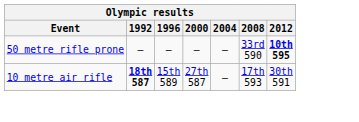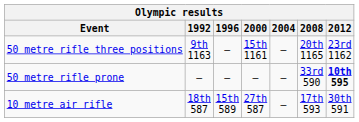+ row: (95, 50)
(140, 77) bold -> (199, 104) normal
